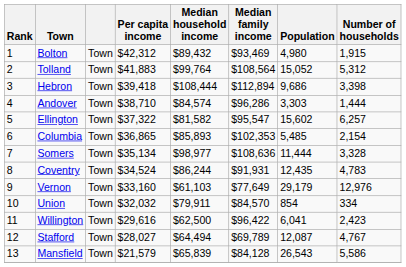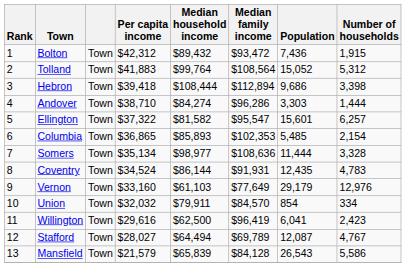(250, 53) $93,469 -> (250, 53) $93,472
(293, 53) 4,980 -> (293, 53) 7,436
(192, 103) $84,574 -> (192, 103) $84,274
(296, 120) 15,602 -> (296, 120) 15,601
(192, 170) $86,244 -> (192, 170) $86,144
(250, 220) $96,422 -> (250, 220) $96,419
